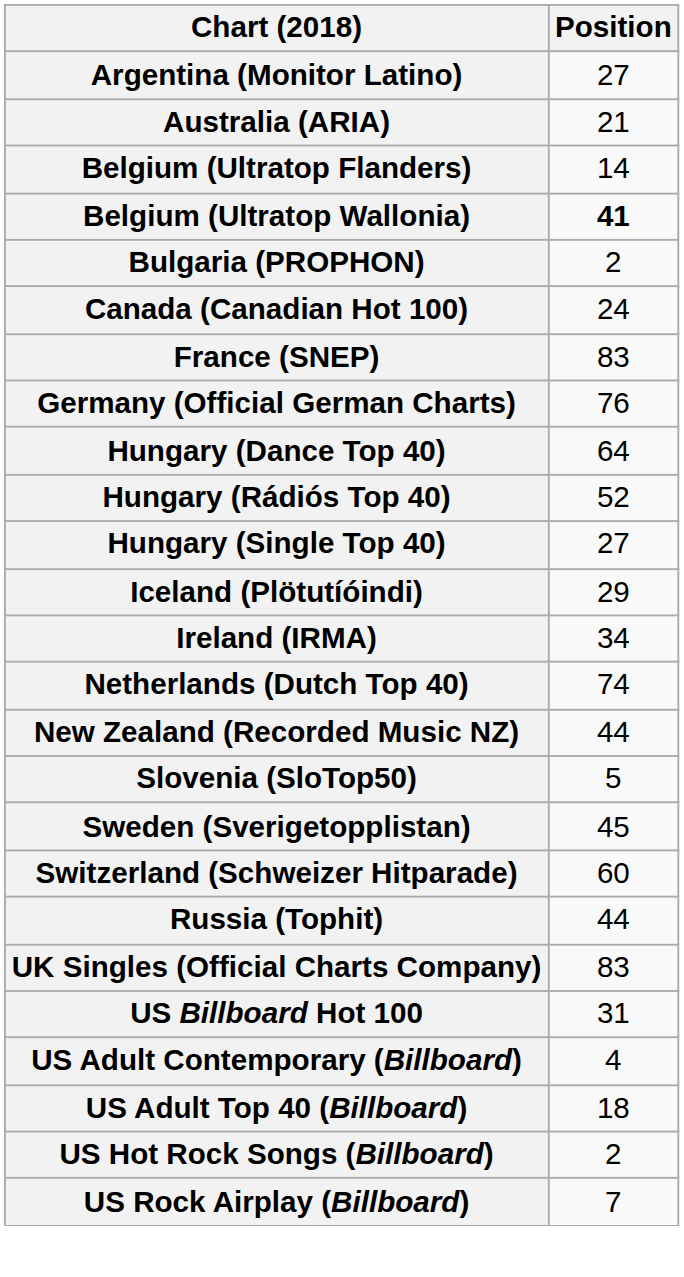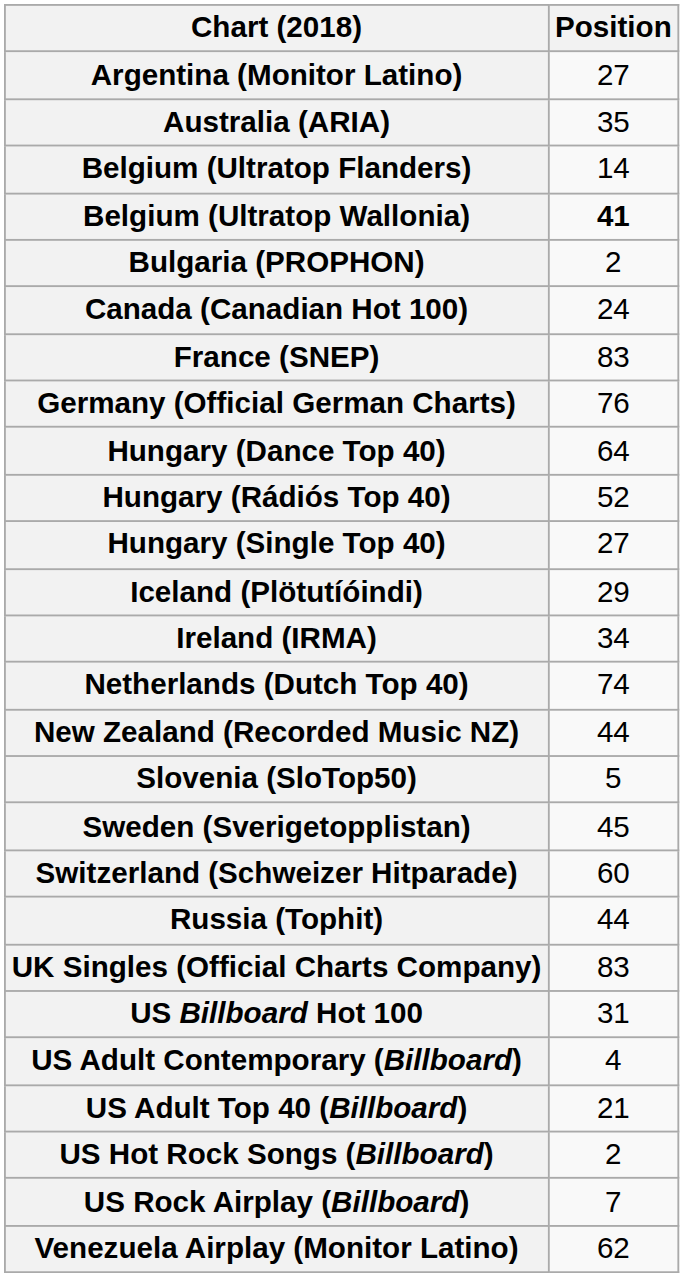(613, 121) 21 -> (613, 121) 35
(613, 1107) 18 -> (613, 1107) 21
+ row: (277, 1248)
